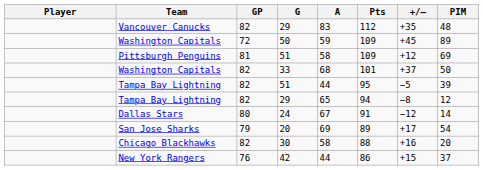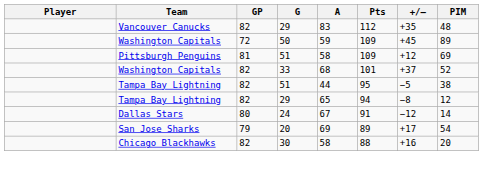(445, 70) 50 -> (445, 70) 52
(445, 85) 39 -> (445, 85) 38
- row: (162, 158)
